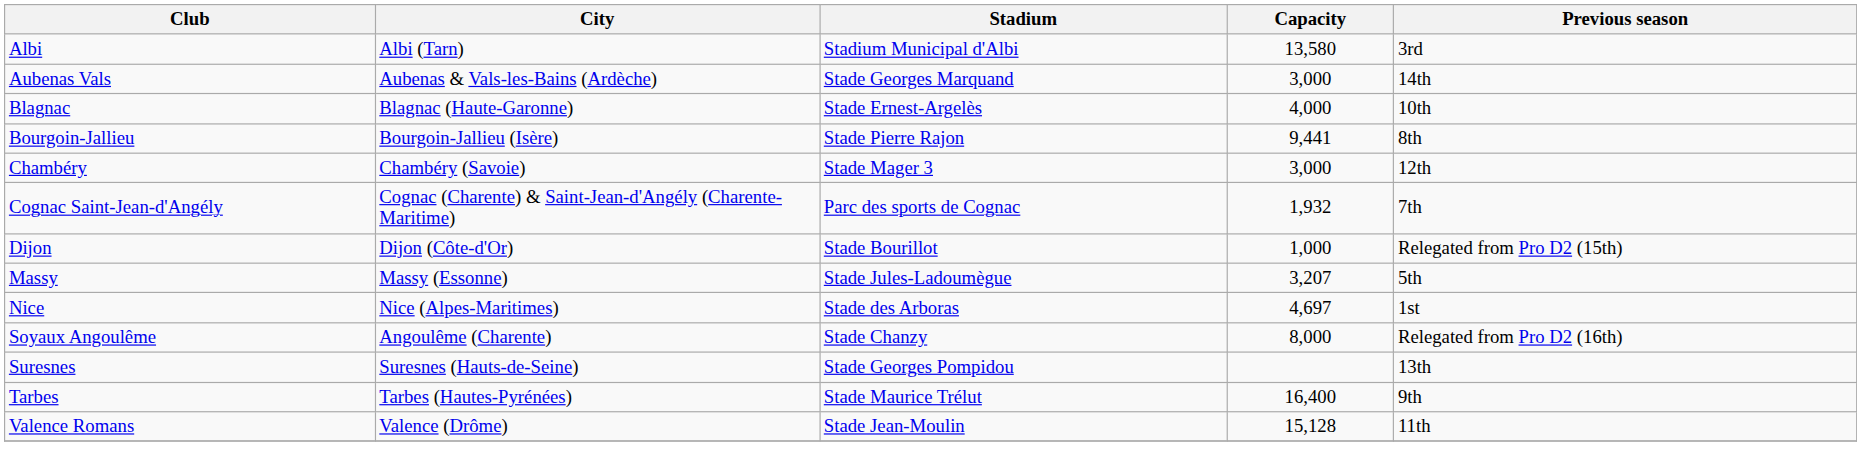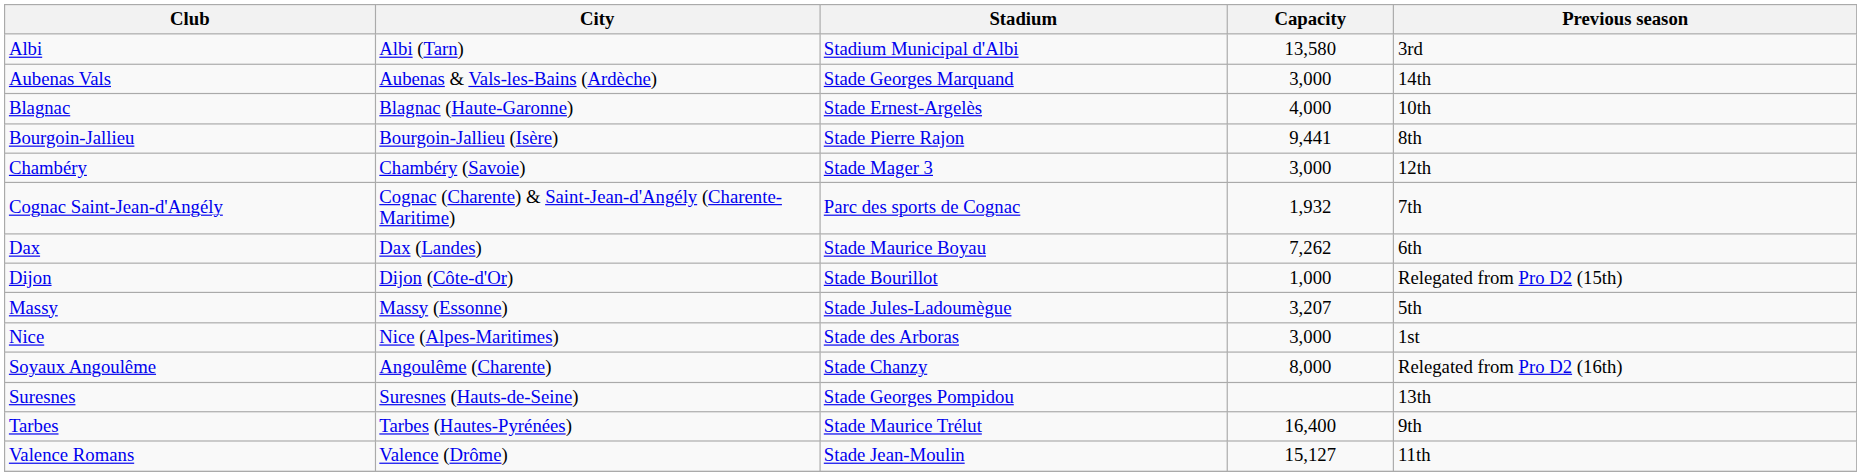+ row: (24, 248)
(1310, 307) 4,697 -> (1310, 337) 3,000
(1310, 426) 15,128 -> (1310, 456) 15,127
